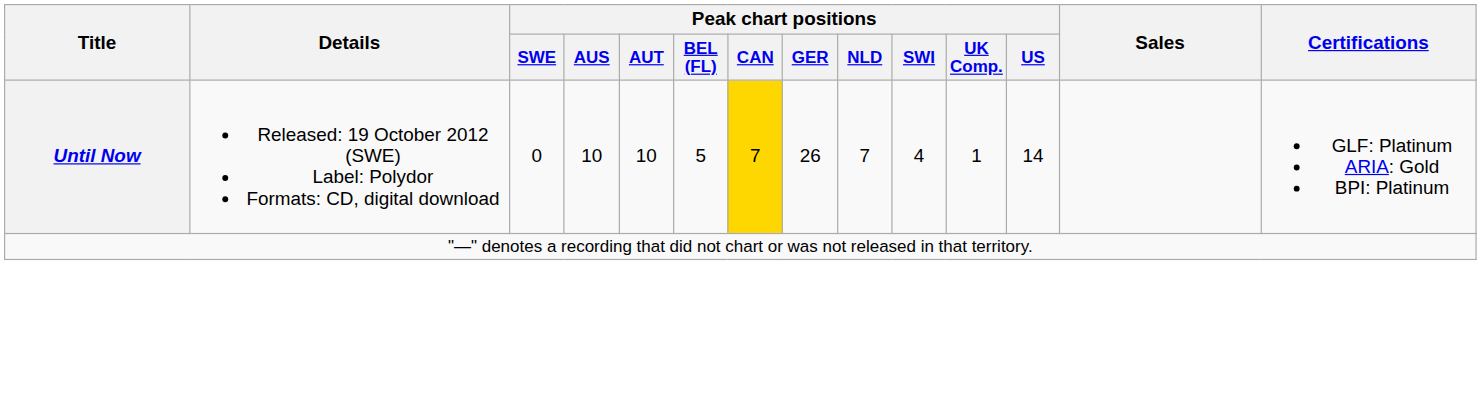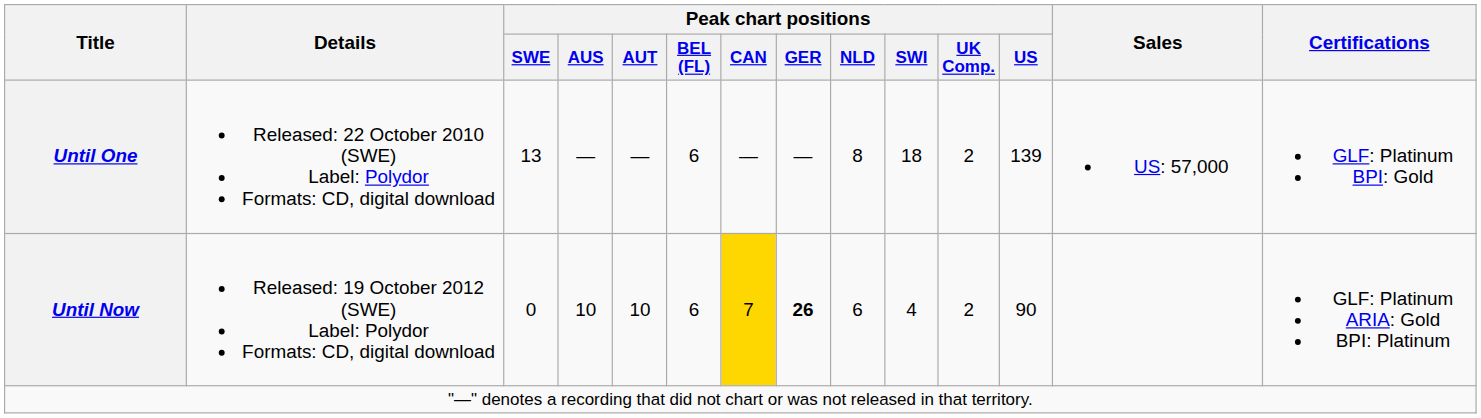+ row: (96, 156)
(701, 156) 5 -> (694, 309) 6
(810, 156) normal -> (803, 309) bold
(865, 156) 7 -> (857, 309) 6
(976, 156) 1 -> (969, 309) 2
(1033, 156) 14 -> (1026, 309) 90
